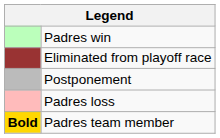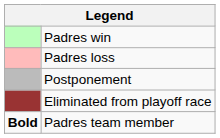rows swapped: (79, 101) <-> (128, 58)
(23, 122) gold background -> (23, 122) no background
